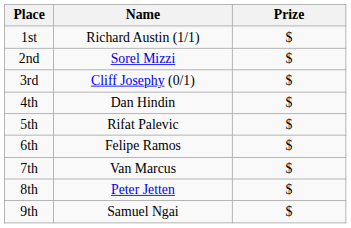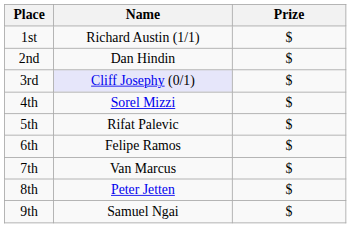(143, 59) Sorel Mizzi -> (143, 59) Dan Hindin
(143, 80) no background -> (143, 80) lavender background
(143, 102) Dan Hindin -> (143, 102) Sorel Mizzi
